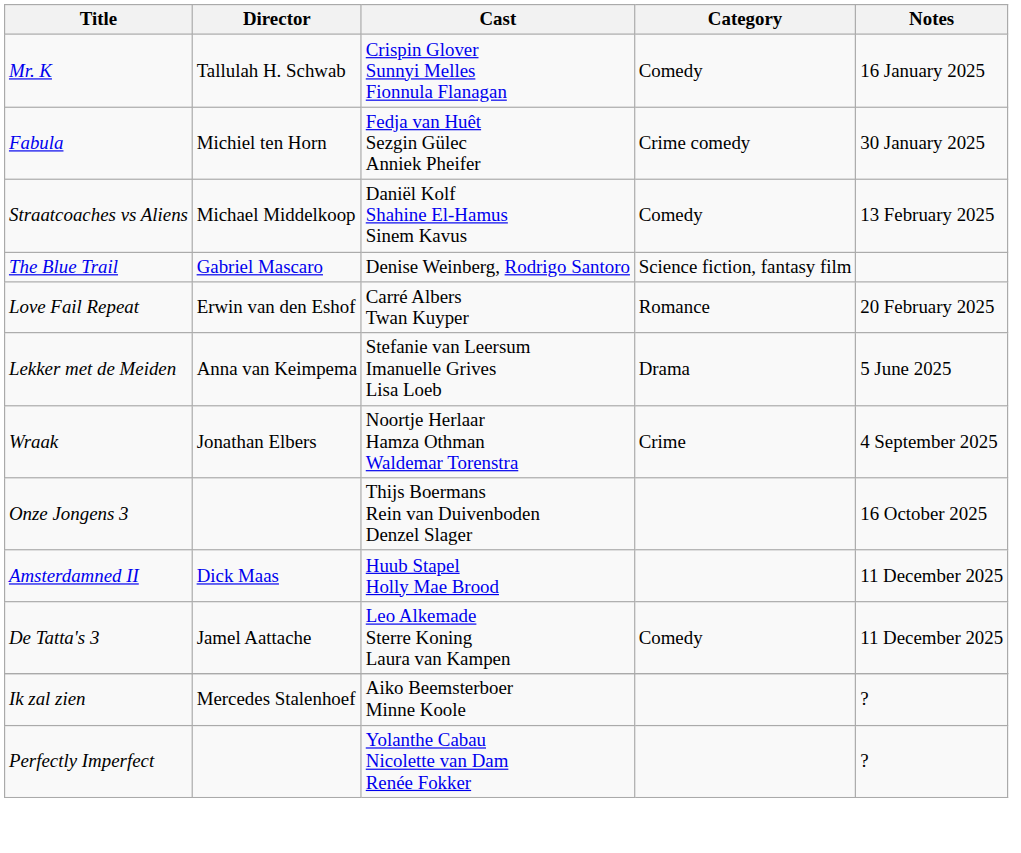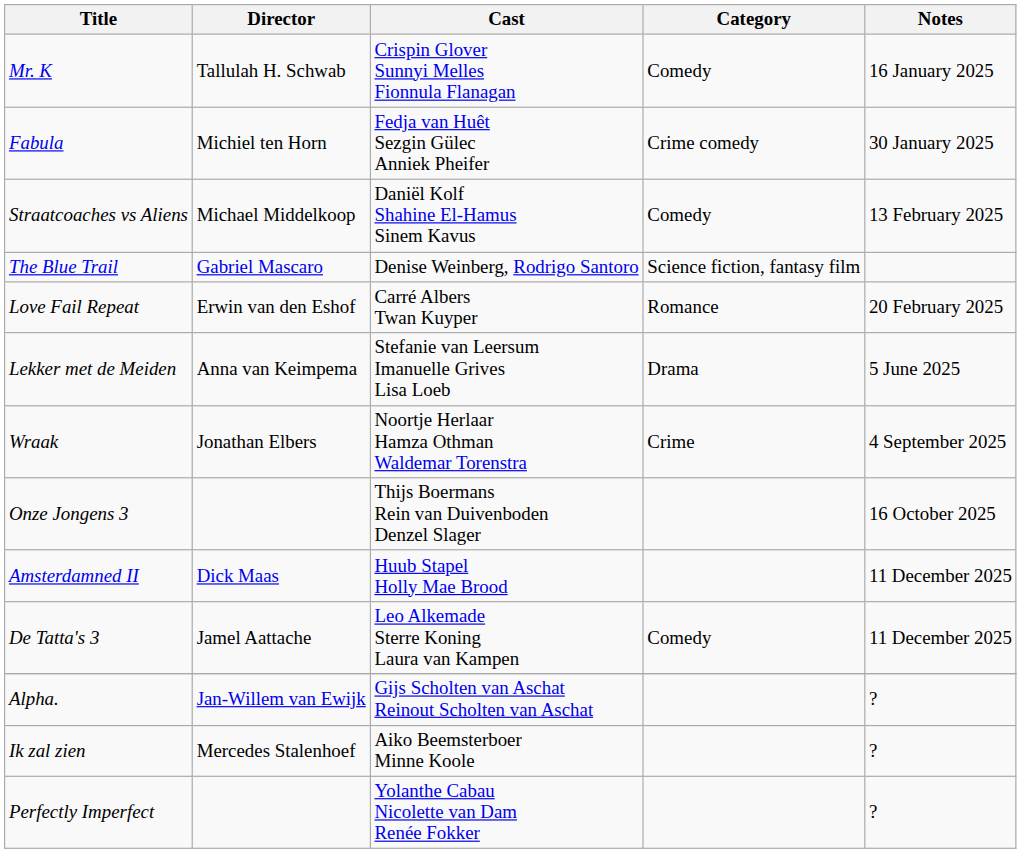+ row: (34, 699)
